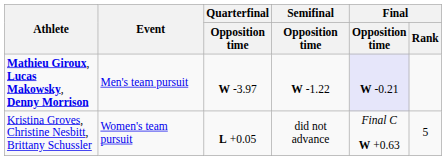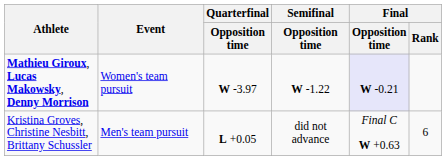(144, 82) Men's team pursuit -> (134, 82) Women's team pursuit
(134, 133) Women's team pursuit -> (144, 133) Men's team pursuit
(425, 133) 5 -> (425, 133) 6
